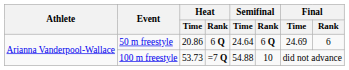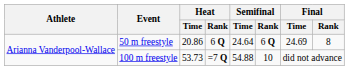(328, 42) 6 -> (328, 42) 8
